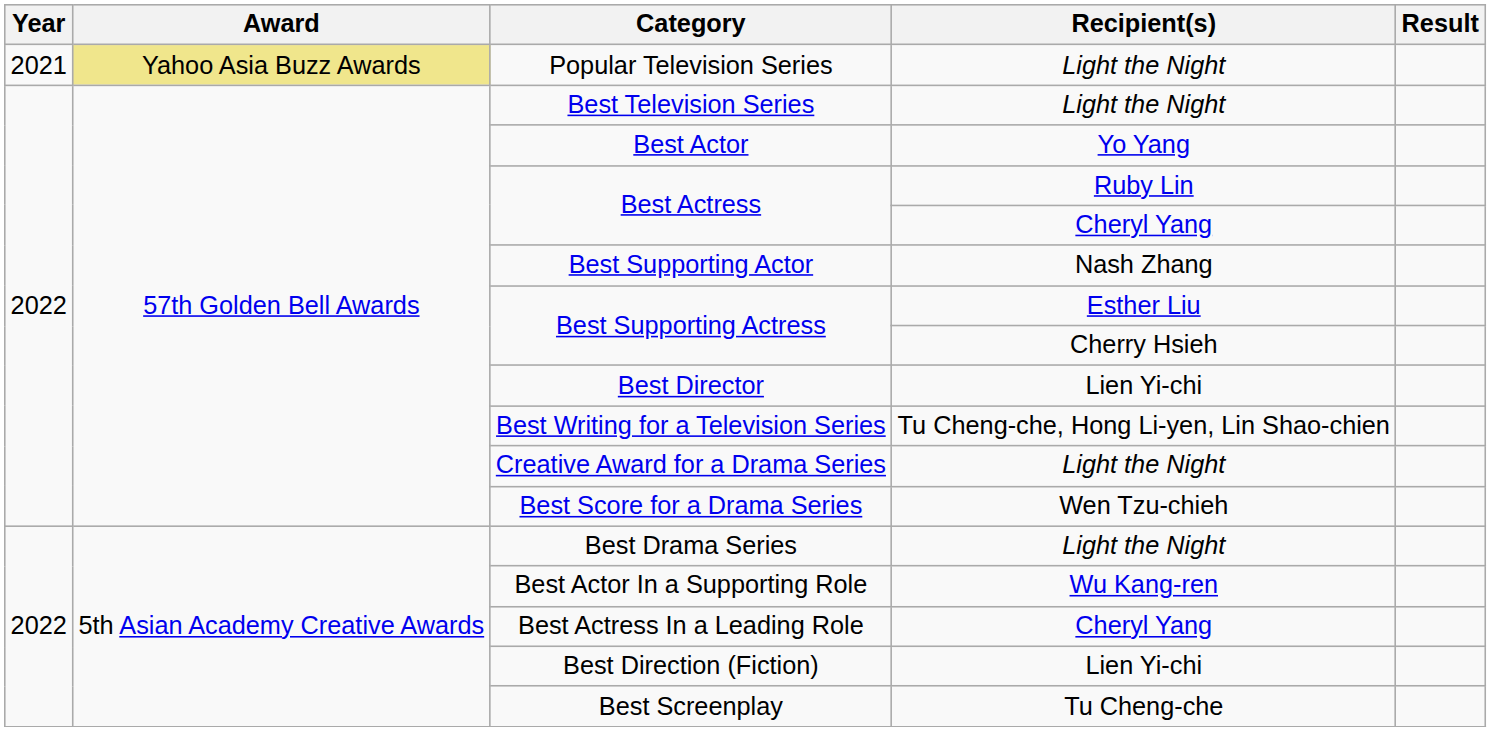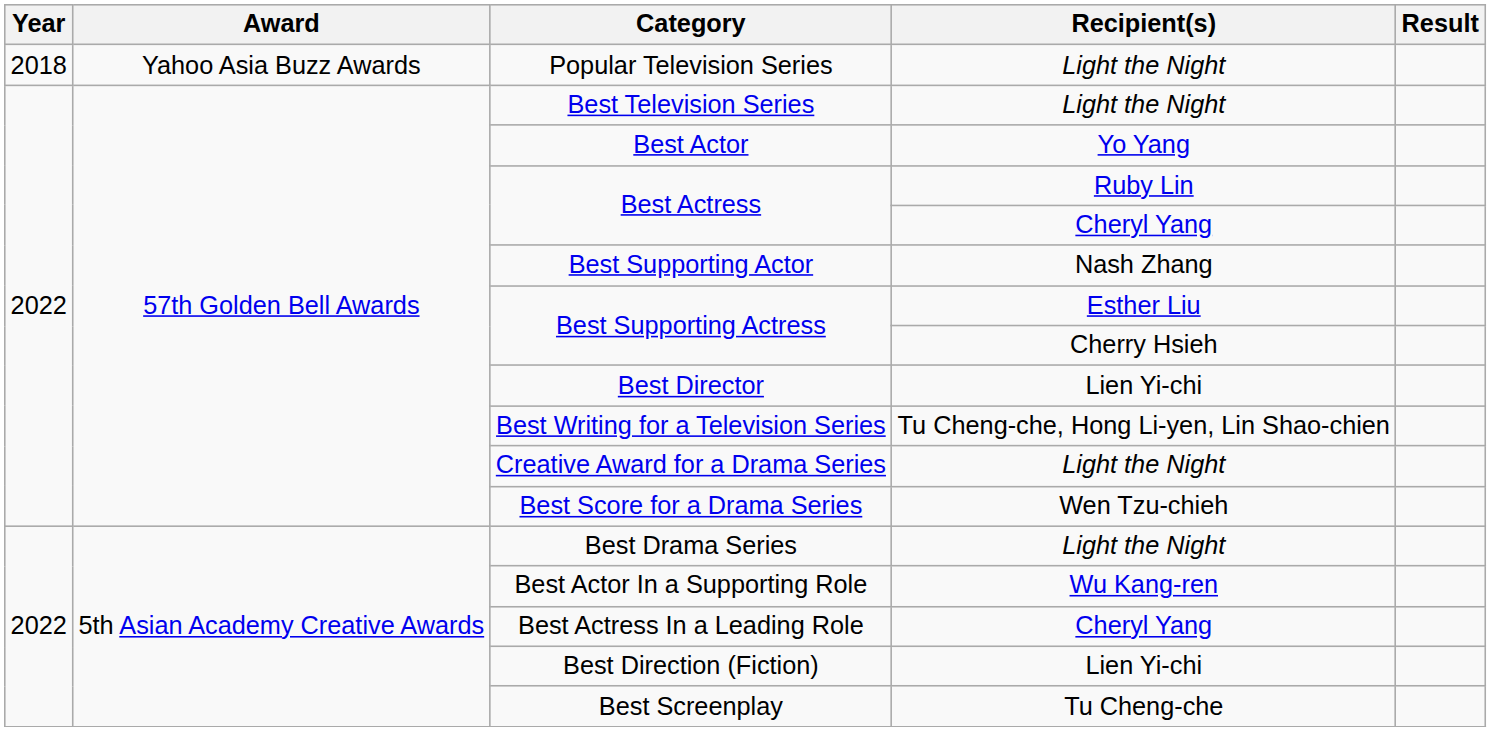(39, 64) 2021 -> (39, 64) 2018
(281, 64) khaki background -> (281, 64) no background
